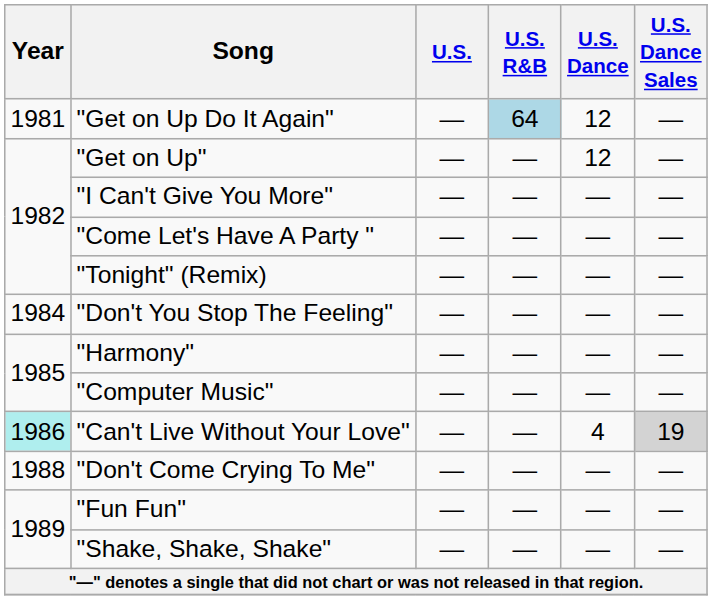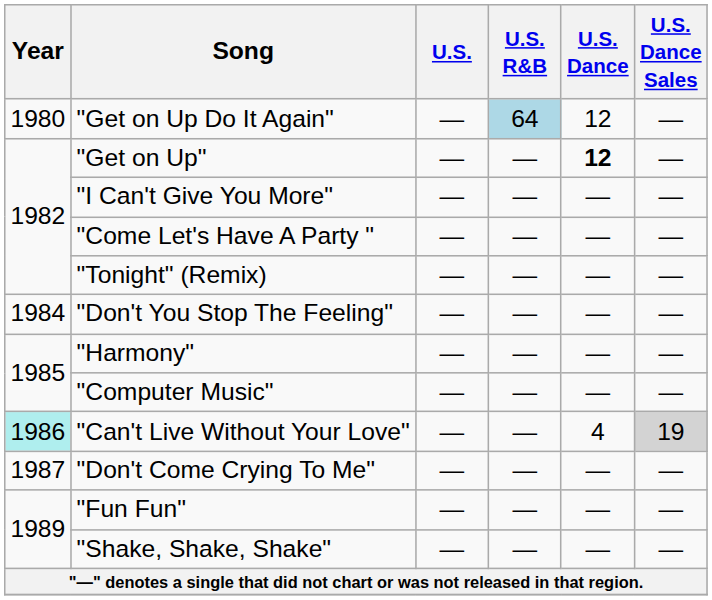(38, 118) 1981 -> (38, 118) 1980
(598, 157) normal -> (598, 157) bold
(38, 470) 1988 -> (38, 470) 1987
